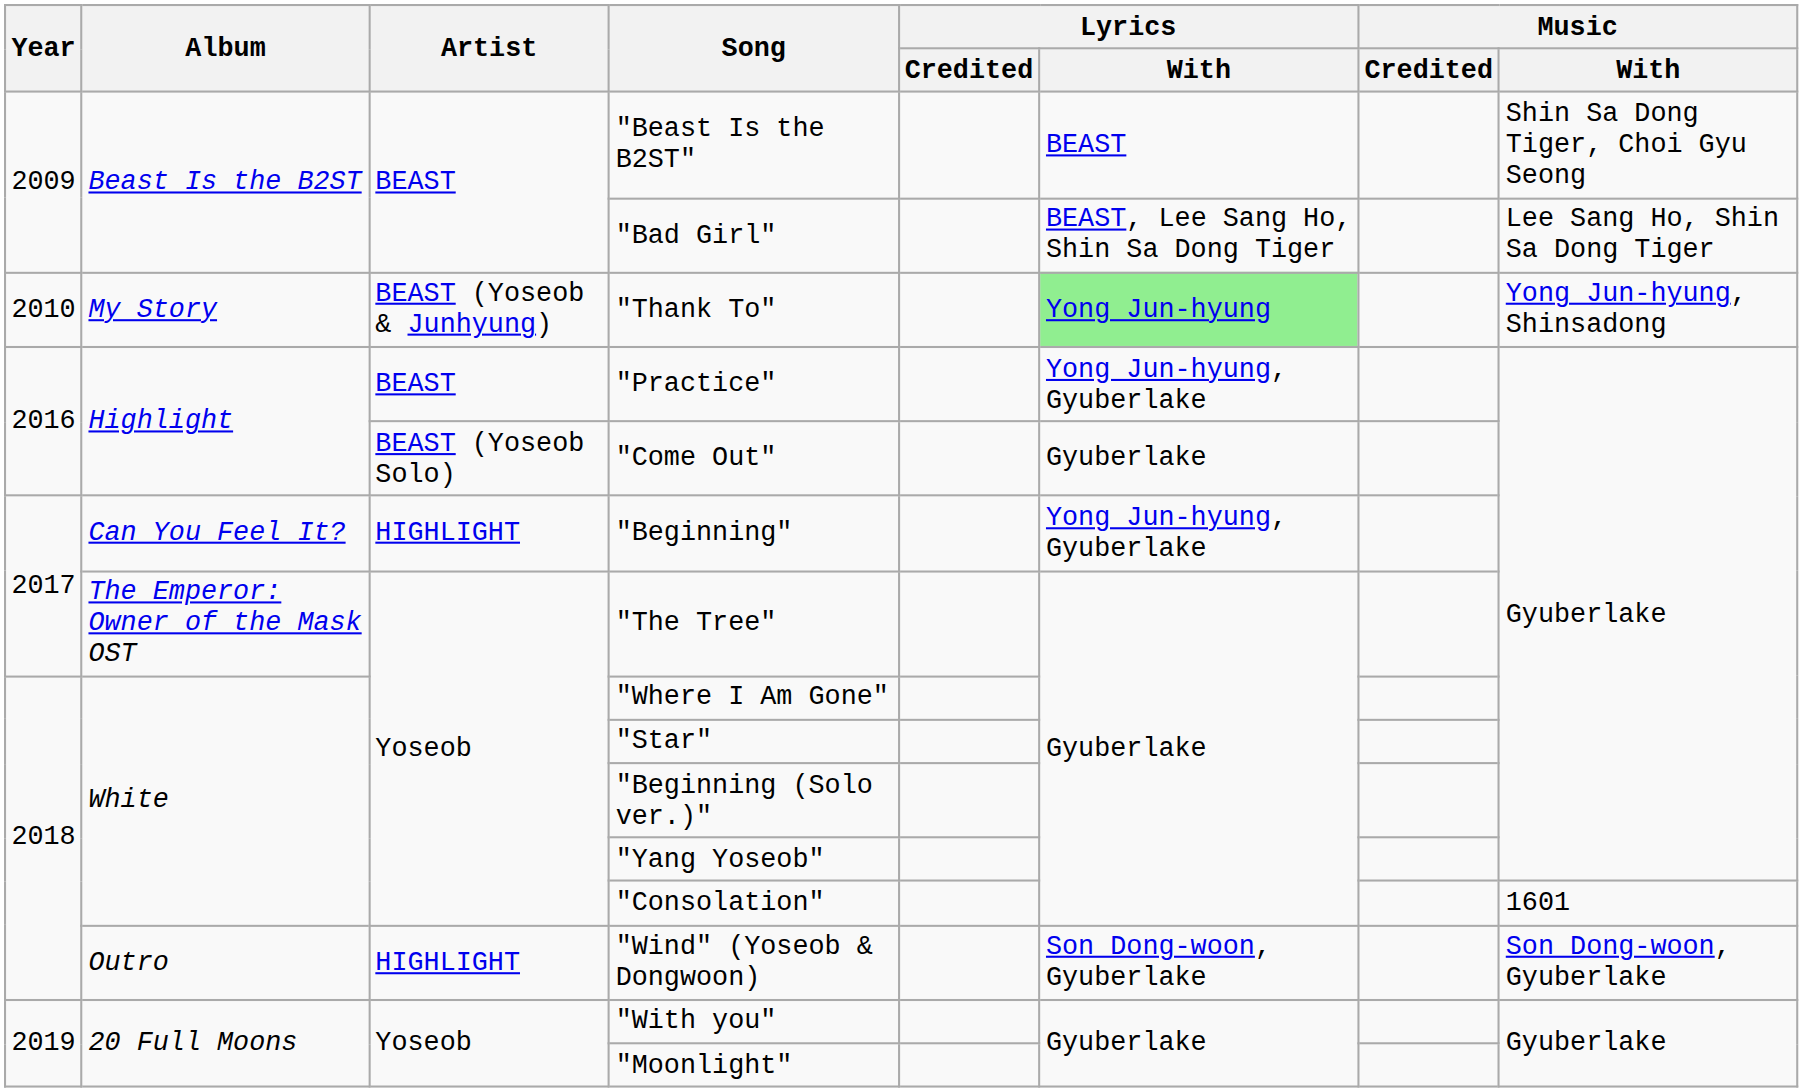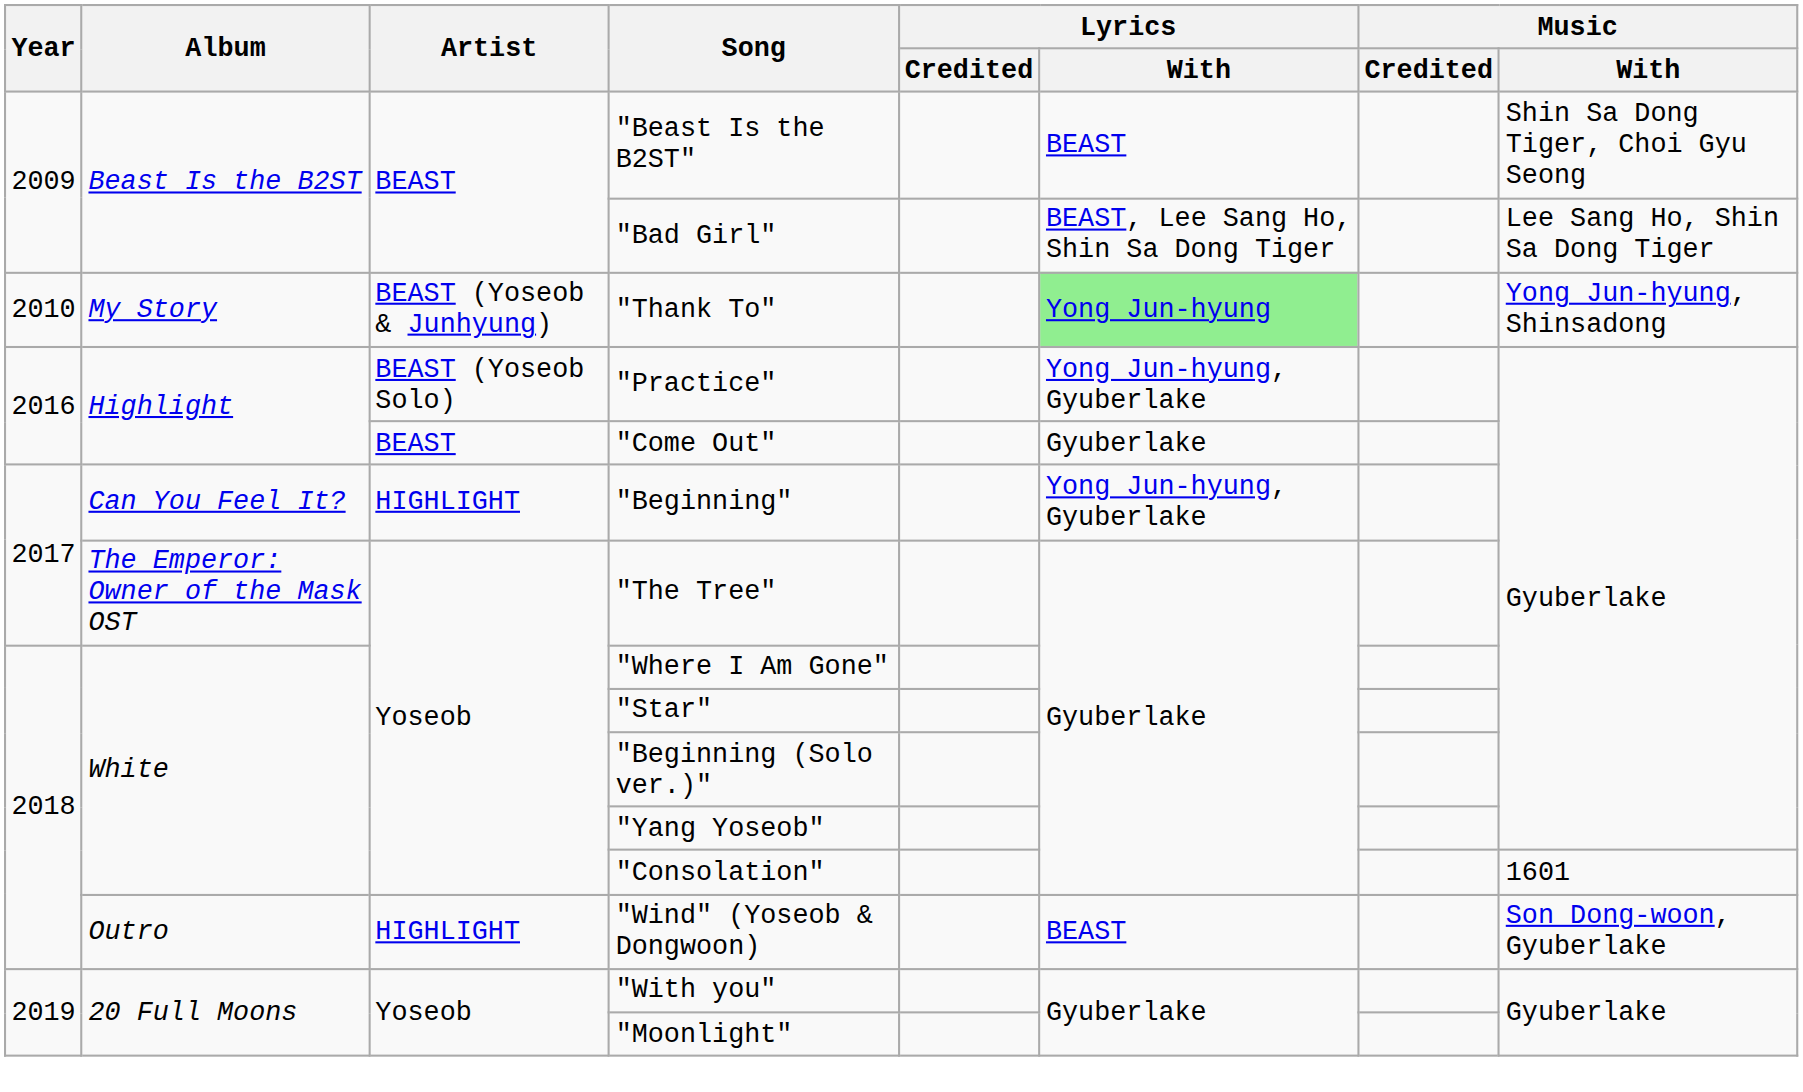(416, 384) BEAST -> (480, 384) BEAST (Yoseob Solo)
(480, 459) BEAST (Yoseob Solo) -> (416, 443) BEAST
(1158, 962) Son Dong-woon, Gyuberlake -> (1086, 931) BEAST
